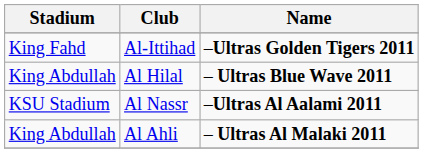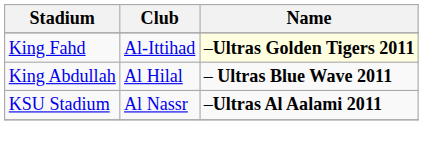(309, 47) no background -> (309, 47) lightyellow background
- row: (151, 133)
